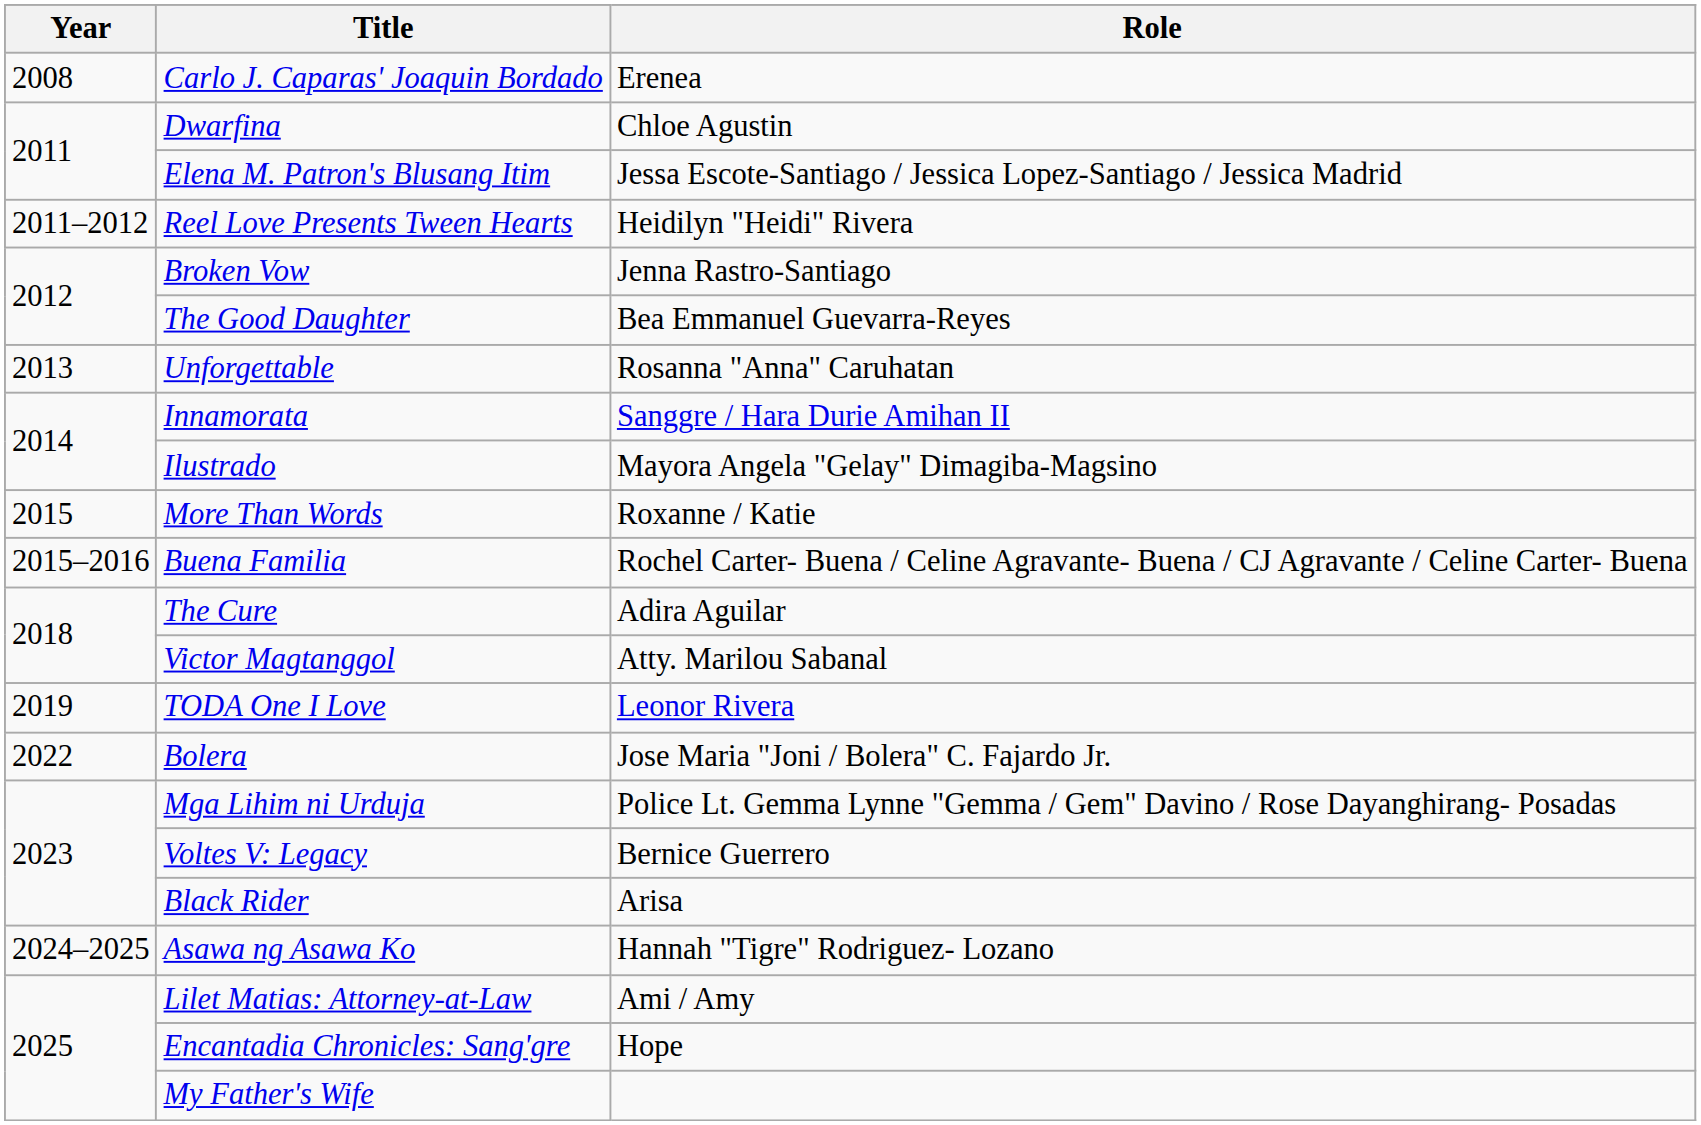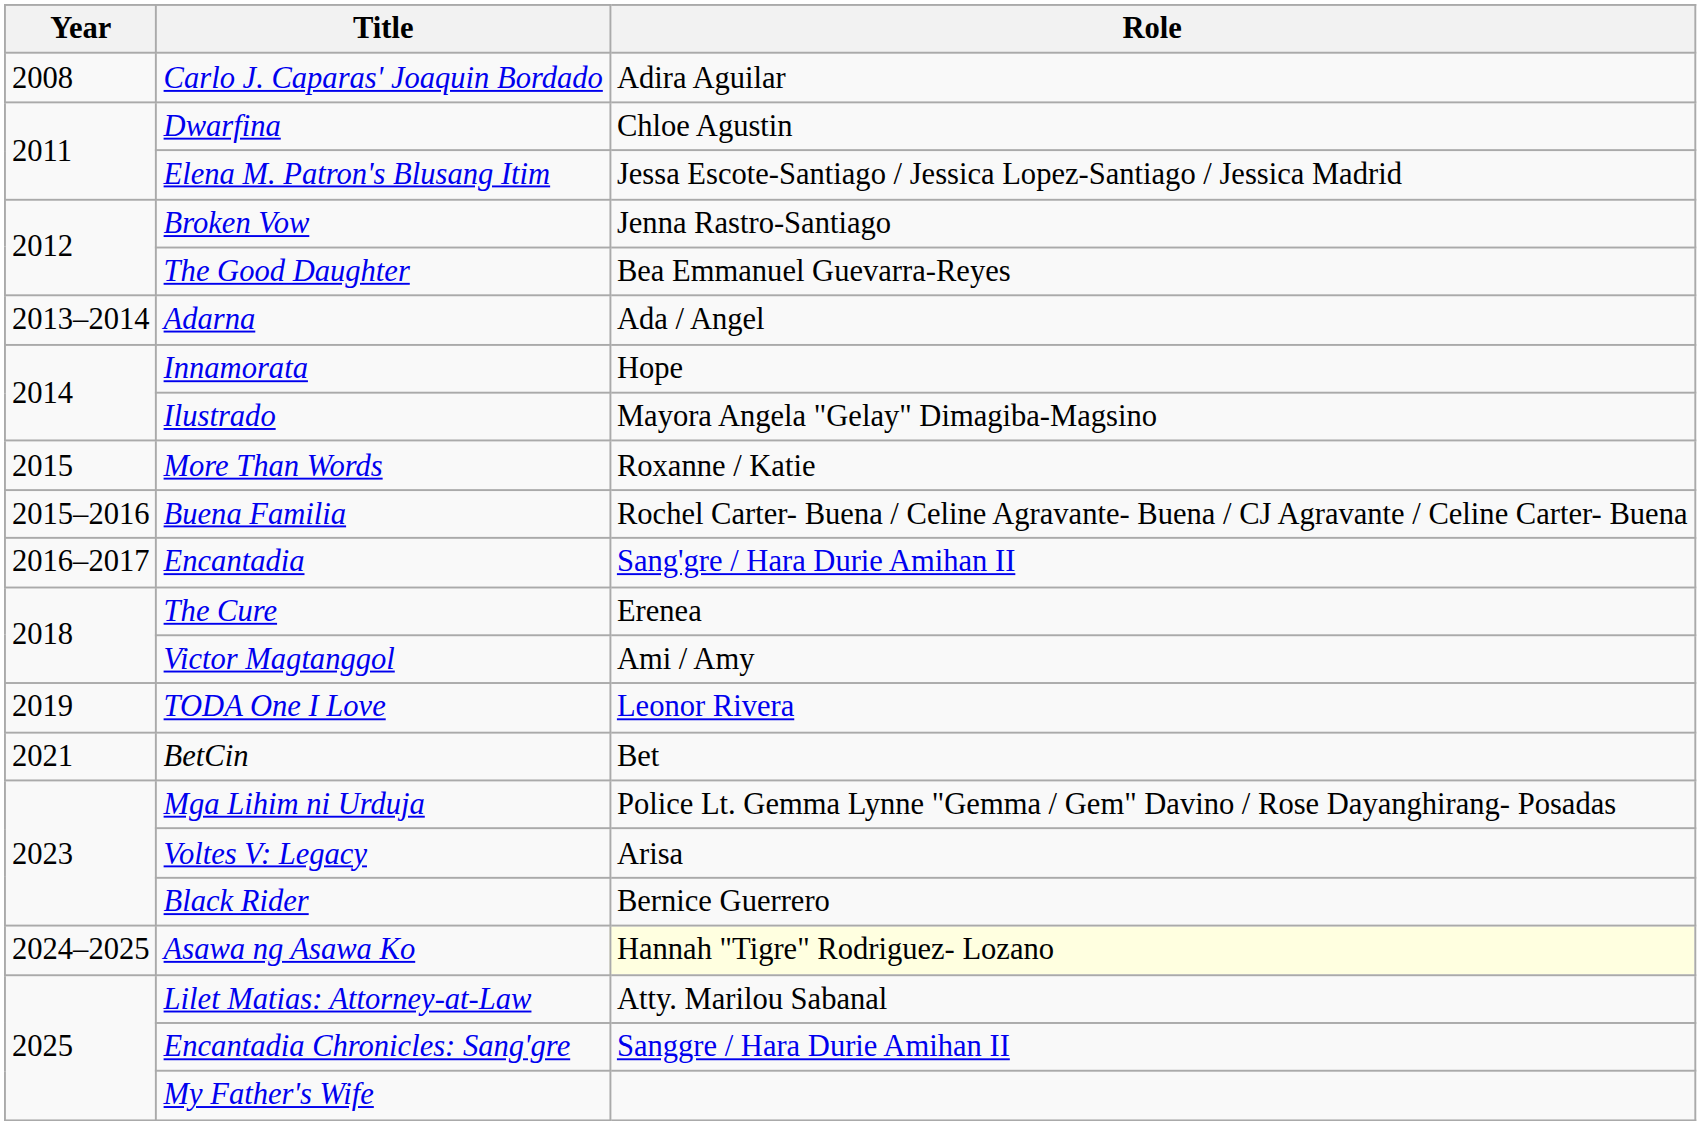(659, 77) Erenea -> (701, 77) Adira Aguilar
- row: (368, 222)
- row: (249, 367)
+ row: (209, 319)
(813, 416) Sanggre / Hara Durie Amihan II -> (650, 367) Hope
+ row: (234, 561)
(701, 610) Adira Aguilar -> (659, 610) Erenea
(752, 658) Atty. Marilou Sabanal -> (686, 658) Ami / Amy
+ row: (206, 755)
- row: (205, 755)
(723, 852) Bernice Guerrero -> (650, 852) Arisa
(650, 901) Arisa -> (723, 901) Bernice Guerrero
(835, 949) no background -> (835, 949) lightyellow background
(686, 998) Ami / Amy -> (752, 998) Atty. Marilou Sabanal
(650, 1046) Hope -> (813, 1046) Sanggre / Hara Durie Amihan II
